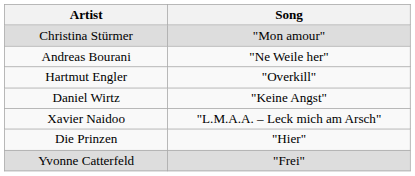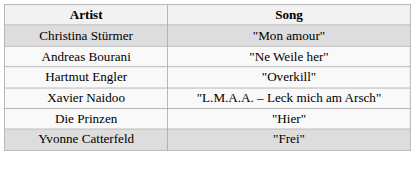- row: (86, 98)
